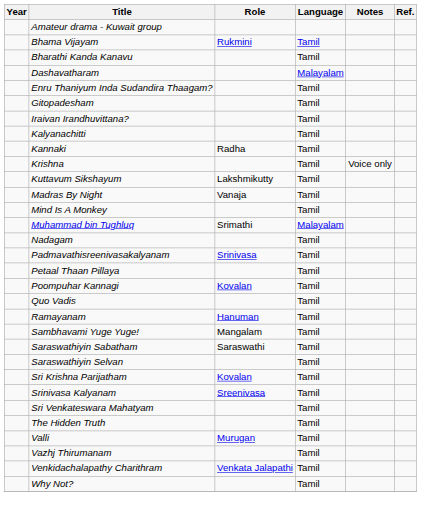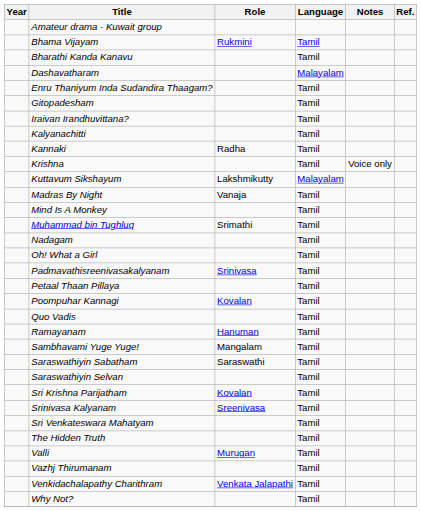(309, 179) Tamil -> (321, 179) Malayalam
(321, 225) Malayalam -> (309, 225) Tamil
+ row: (64, 255)
